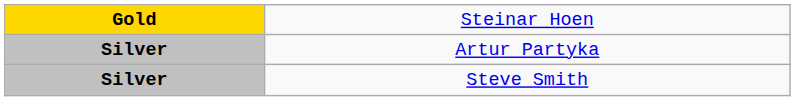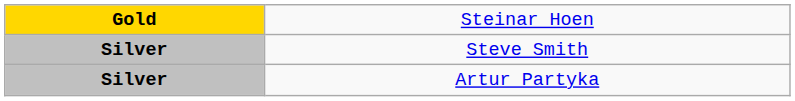rows swapped: (527, 50) <-> (527, 80)
